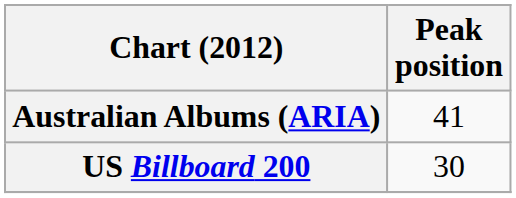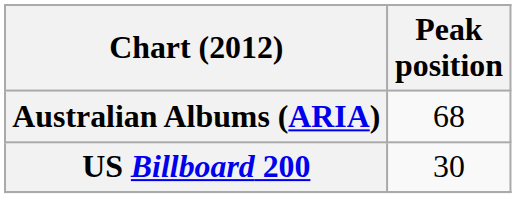(449, 116) 41 -> (449, 116) 68
